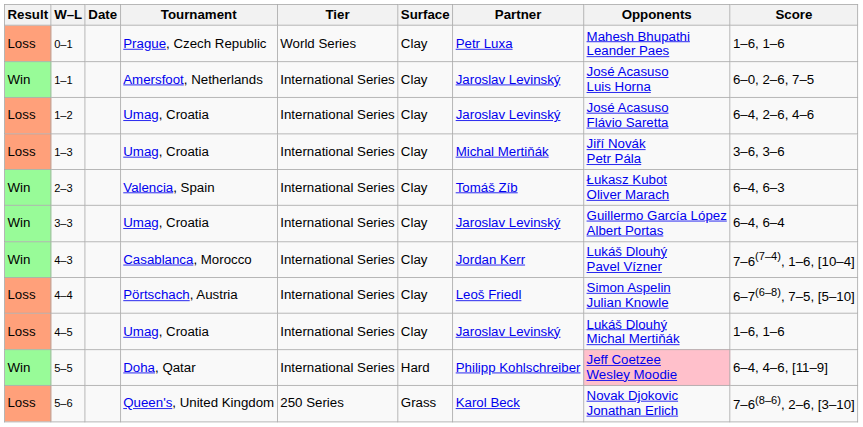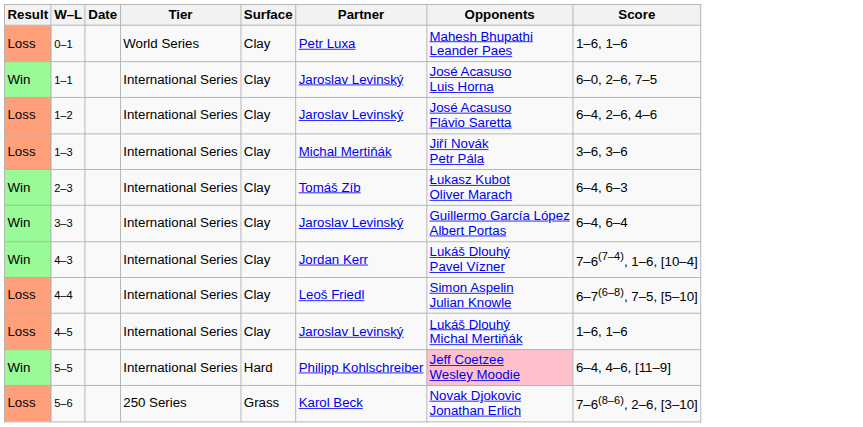- column: (199, 15)
